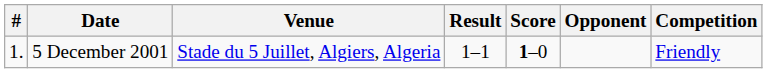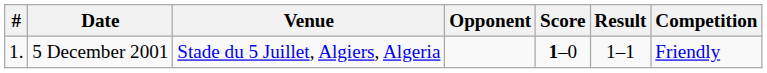columns swapped: (606, 20) <-> (475, 20)
